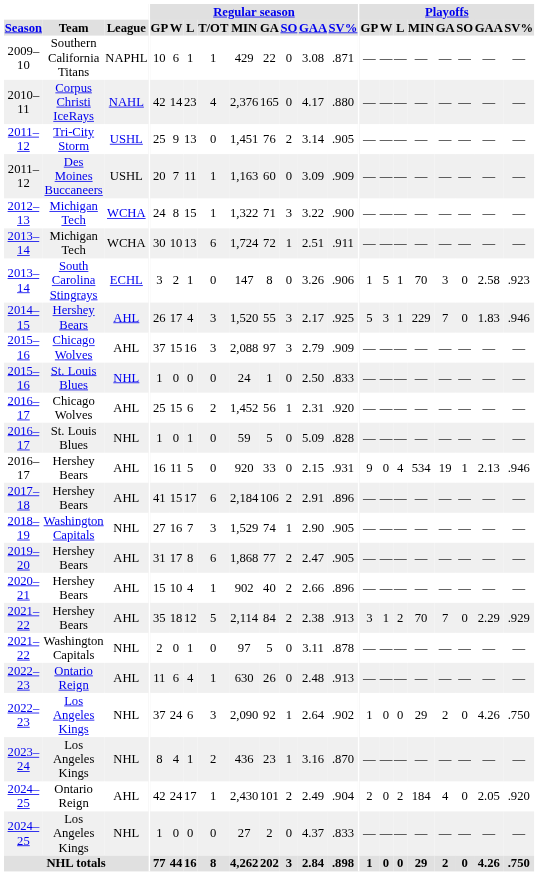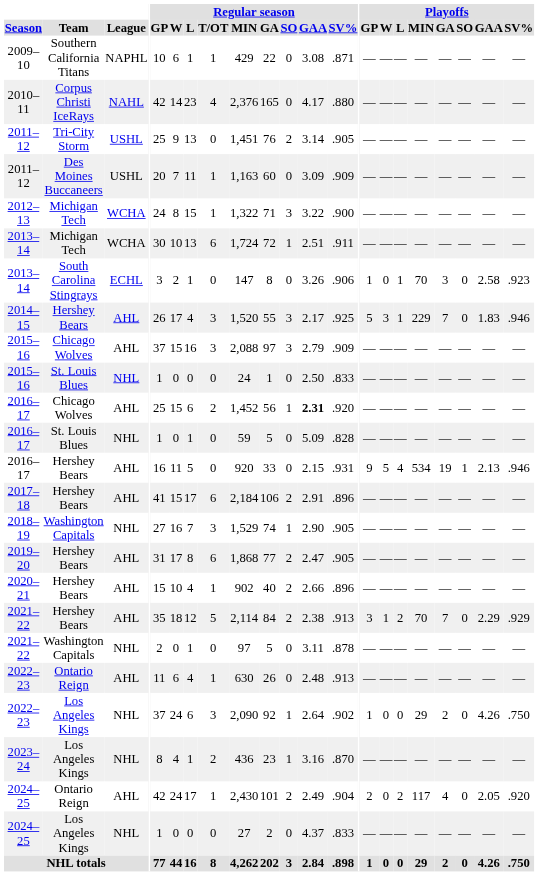(386, 280) 5 -> (386, 280) 0
(313, 407) normal -> (313, 407) bold
(386, 467) 0 -> (386, 467) 5
(421, 796) 184 -> (421, 796) 117
